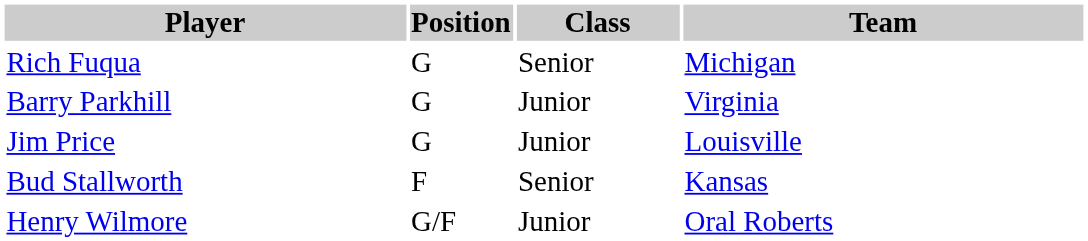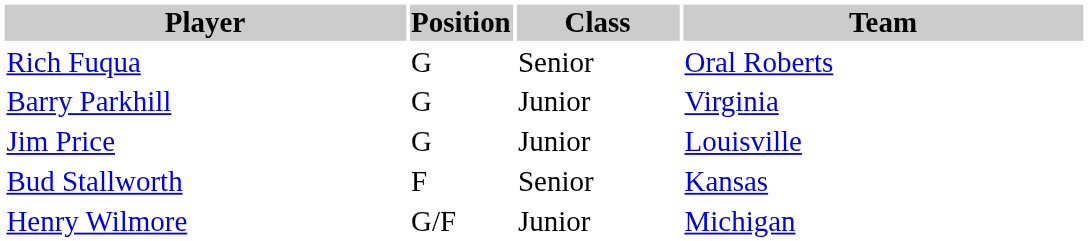(740, 62) Michigan -> (759, 62) Oral Roberts
(759, 221) Oral Roberts -> (740, 221) Michigan
